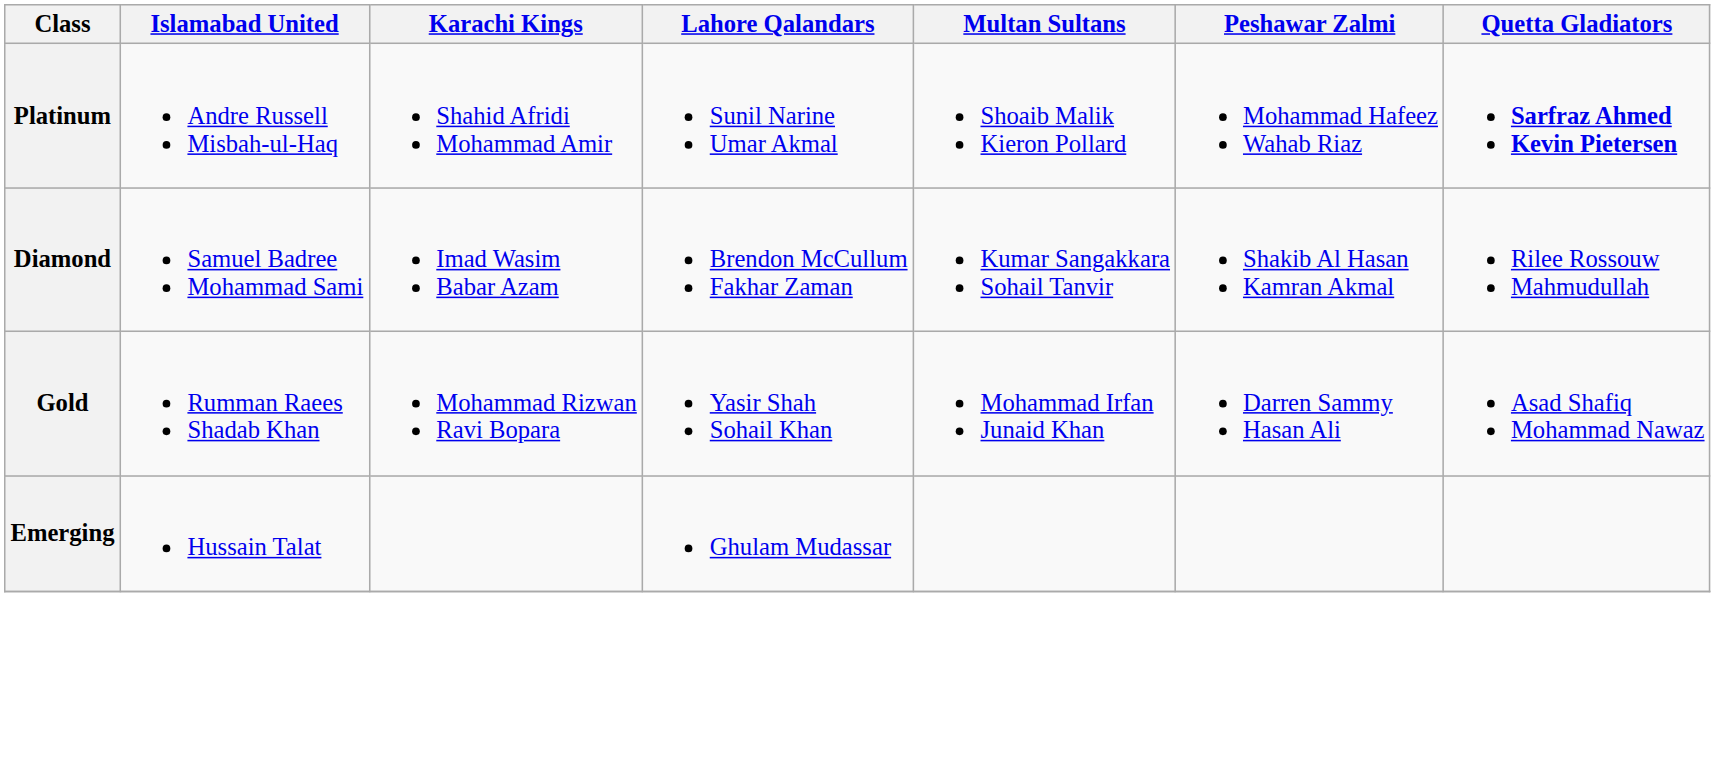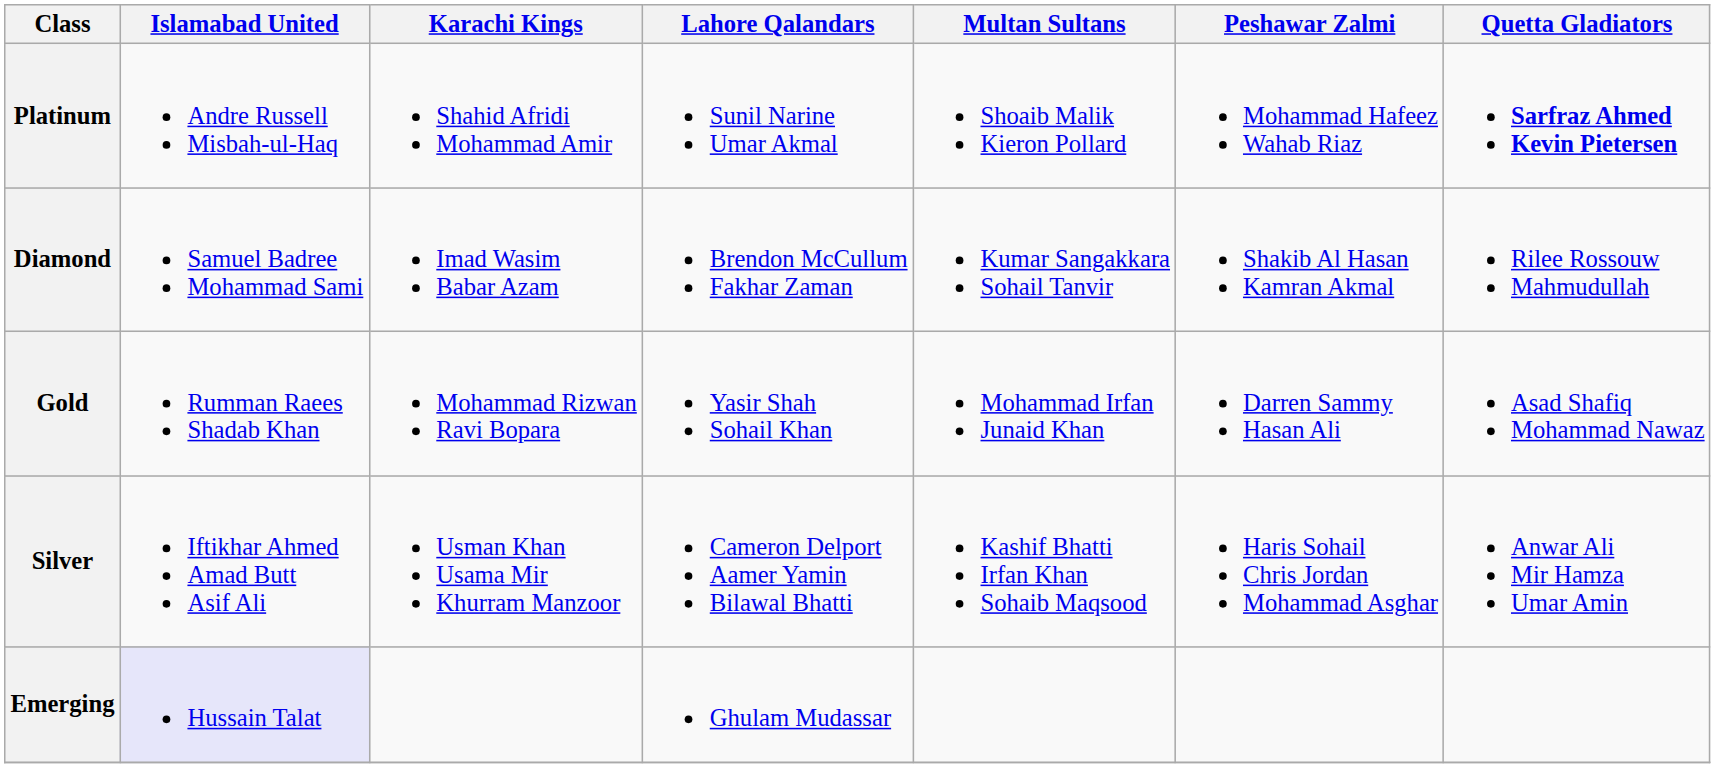+ row: (62, 560)
(245, 547) no background -> (245, 719) lavender background
